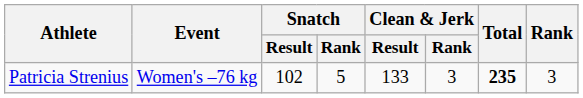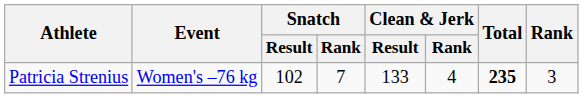(341, 78) 5 -> (341, 78) 7
(452, 78) 3 -> (452, 78) 4
